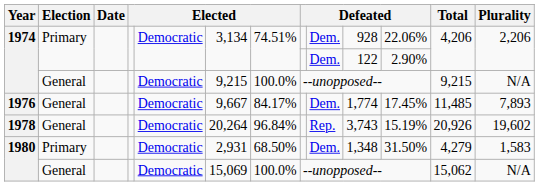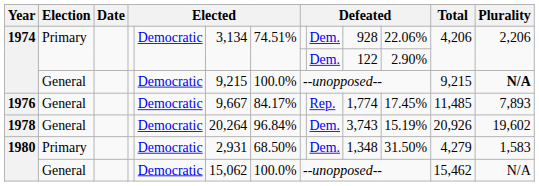(519, 81) normal -> (519, 81) bold
(325, 103) Dem. -> (322, 103) Rep.
(322, 125) Rep. -> (325, 125) Dem.
(228, 170) 15,069 -> (228, 170) 15,062
(453, 170) 15,062 -> (453, 170) 15,462
